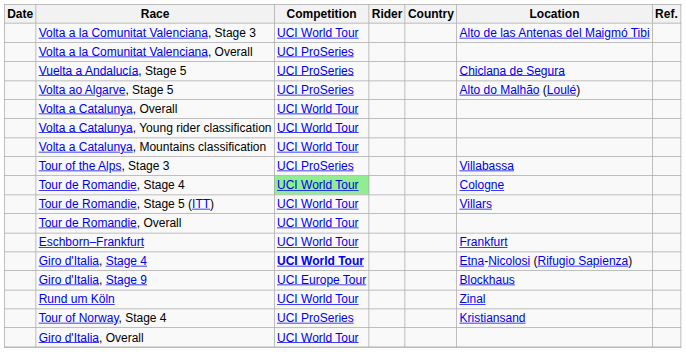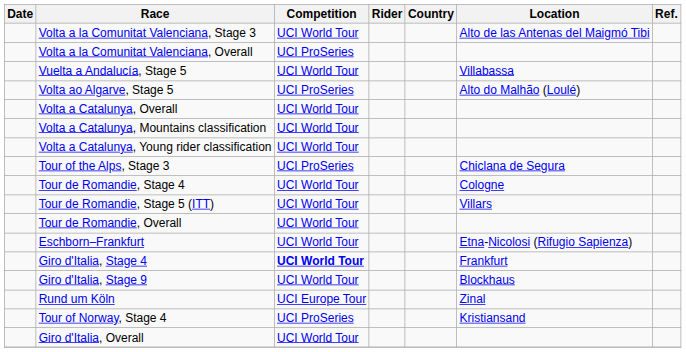(315, 71) UCI ProSeries -> (318, 71) UCI World Tour
(512, 71) Chiclana de Segura -> (487, 71) Villabassa
rows swapped: (152, 147) <-> (155, 128)
(487, 166) Villabassa -> (512, 166) Chiclana de Segura
(318, 185) lightgreen background -> (318, 185) no background
(483, 242) Frankfurt -> (546, 242) Etna-Nicolosi (Rifugio Sapienza)
(546, 261) Etna-Nicolosi (Rifugio Sapienza) -> (483, 261) Frankfurt
(322, 280) UCI Europe Tour -> (318, 280) UCI World Tour
(318, 299) UCI World Tour -> (322, 299) UCI Europe Tour
